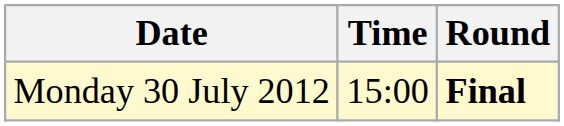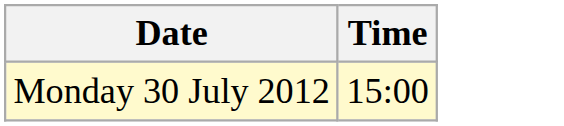- column: (498, 33)
